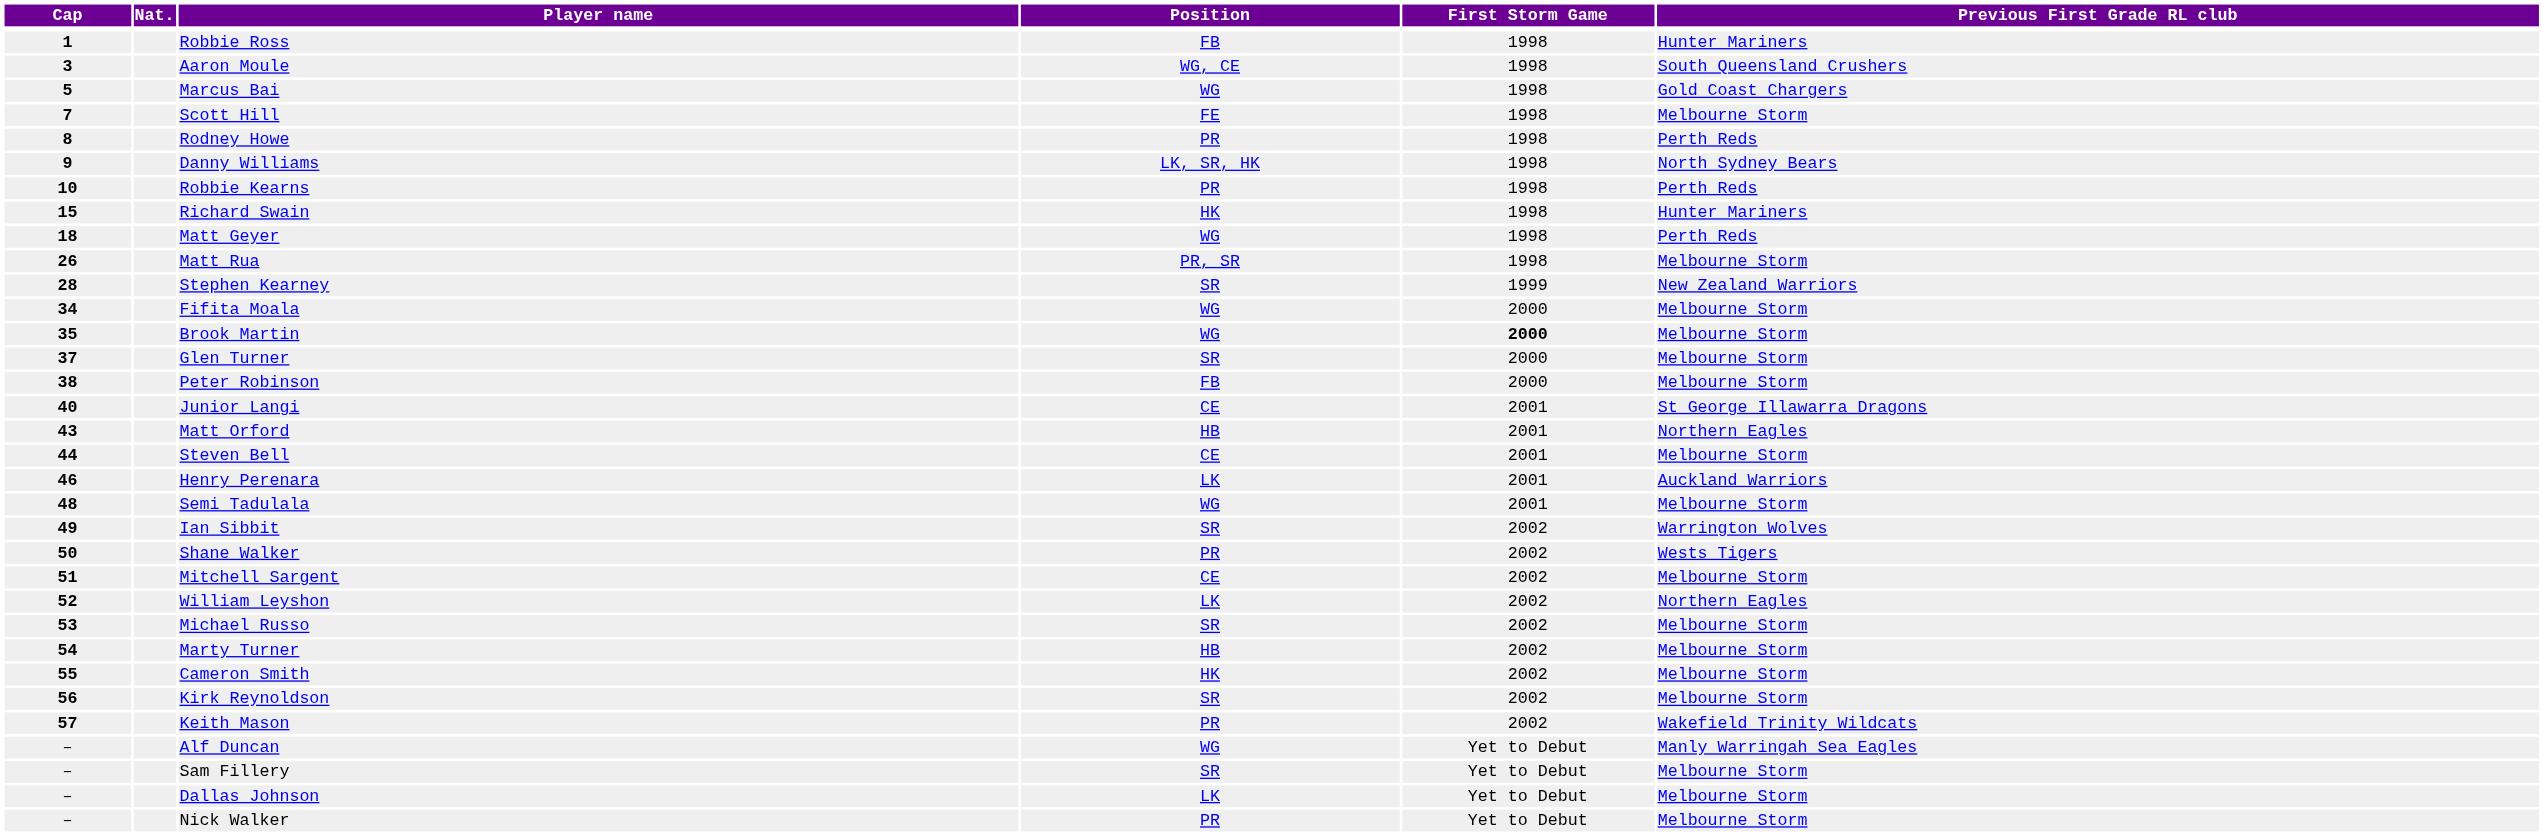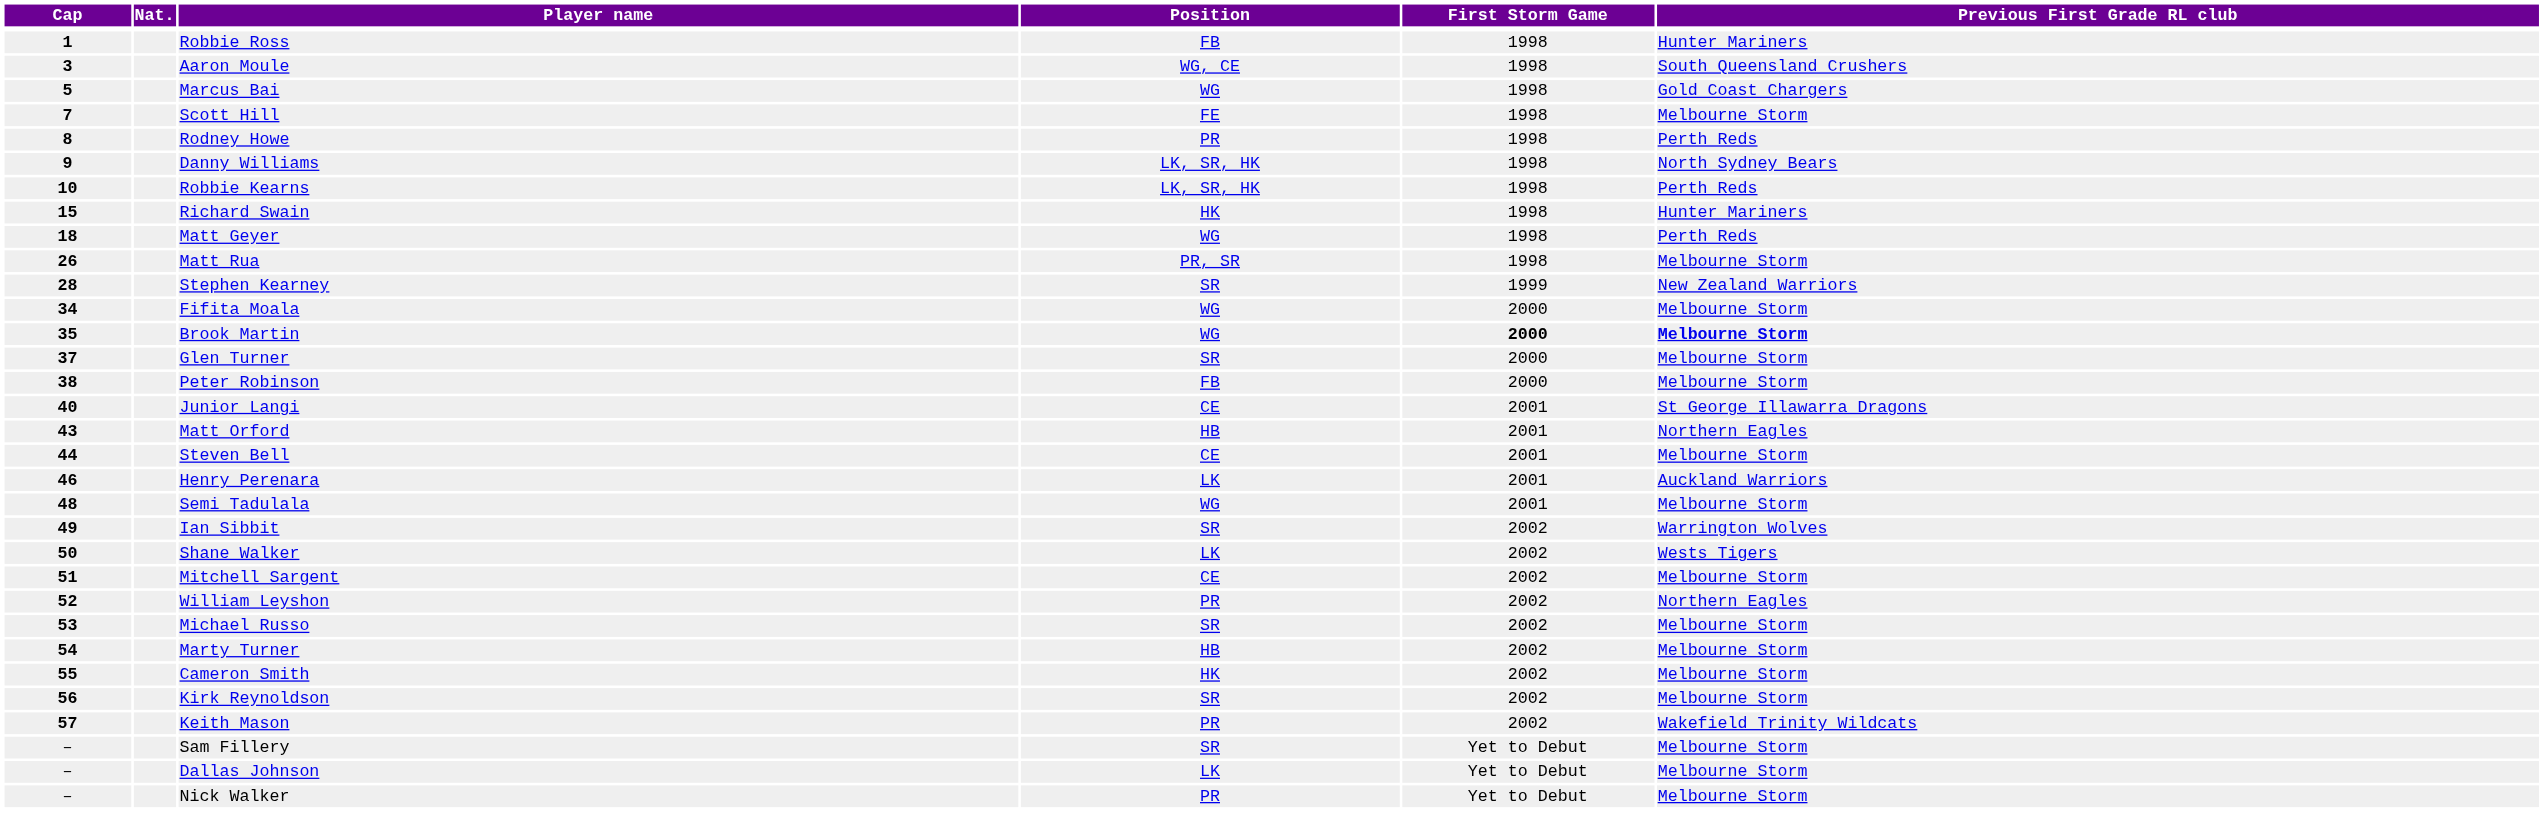(1210, 188) PR -> (1210, 188) LK, SR, HK
(1733, 334) normal -> (1733, 334) bold
(1210, 553) PR -> (1210, 553) LK
(1210, 602) LK -> (1210, 602) PR
- row: (229, 748)
